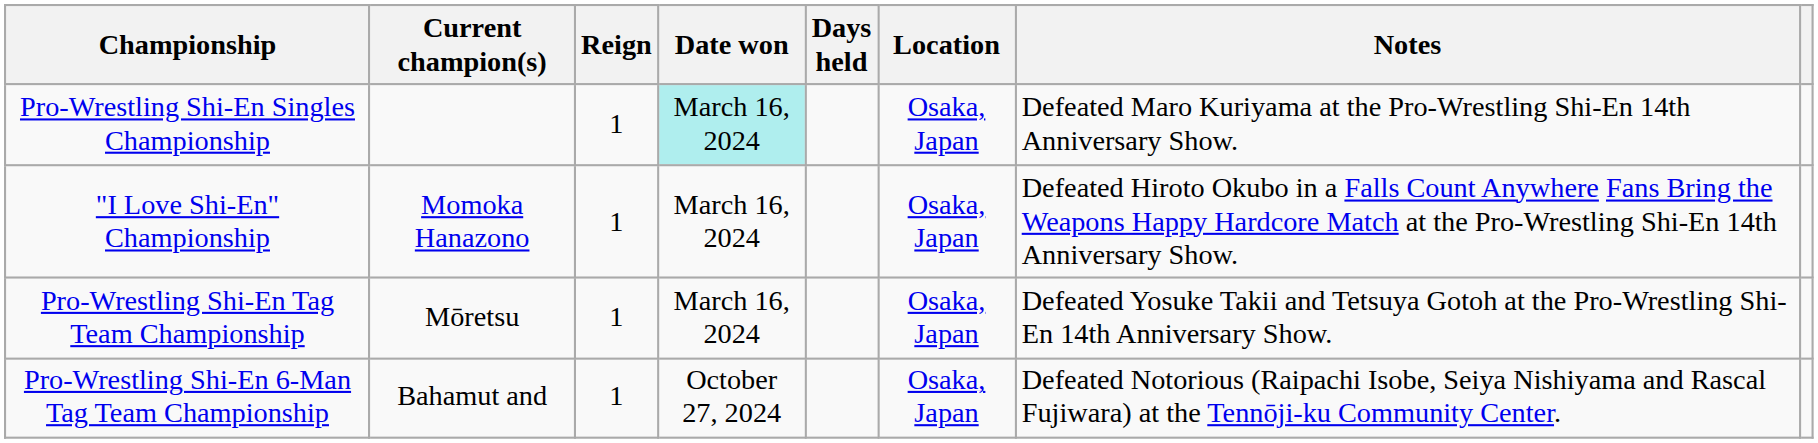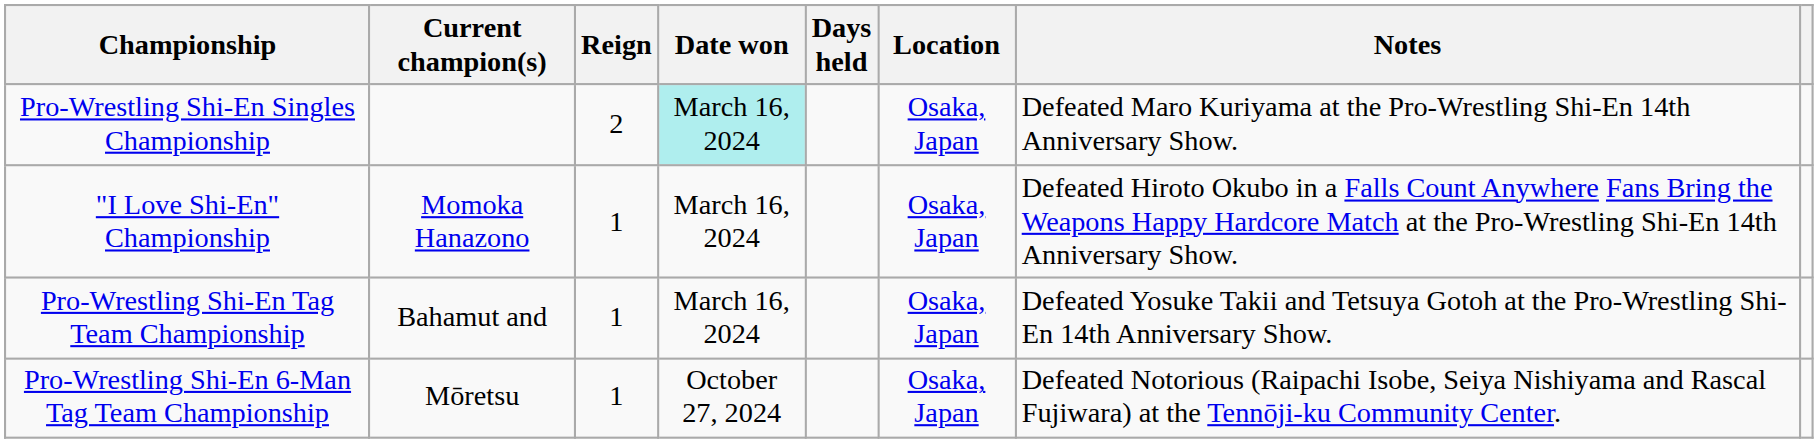(616, 124) 1 -> (616, 124) 2
(472, 317) Mōretsu -> (472, 317) Bahamut and
(472, 397) Bahamut and -> (472, 397) Mōretsu
